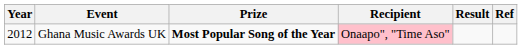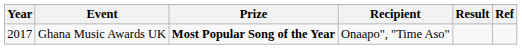(20, 34) 2012 -> (20, 34) 2017
(395, 34) pink background -> (395, 34) no background
